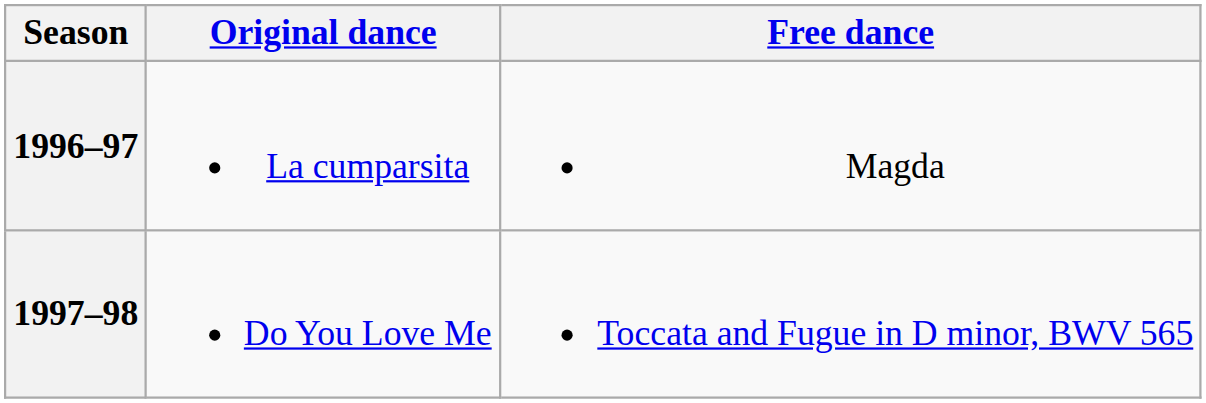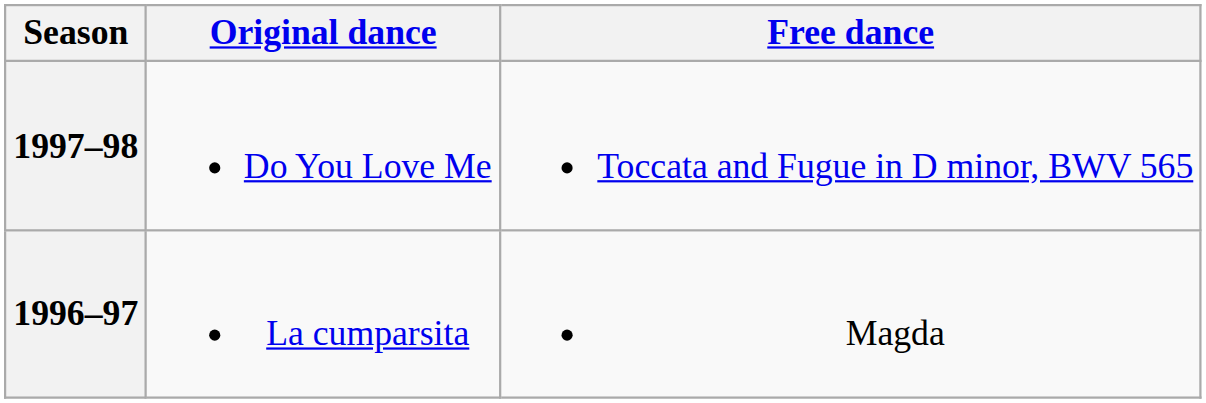rows swapped: (76, 313) <-> (76, 145)
